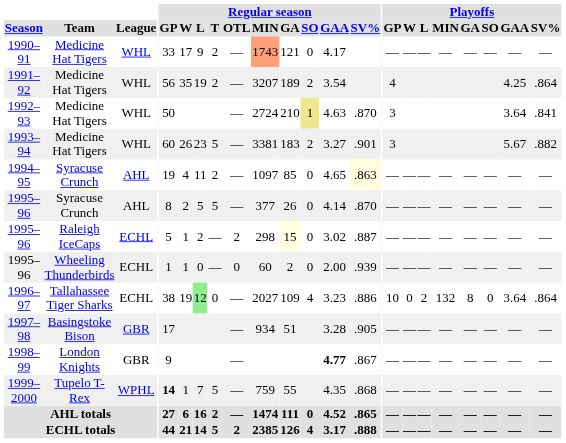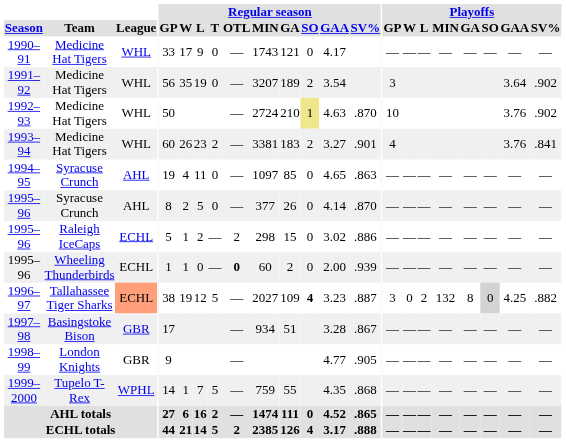(215, 51) 2 -> (215, 51) 0
(265, 51) lightsalmon background -> (265, 51) no background
(215, 82) 2 -> (215, 82) 0
(392, 82) 4 -> (392, 82) 3
(515, 82) 4.25 -> (515, 82) 3.64
(546, 82) .864 -> (546, 82) .902
(392, 113) 3 -> (392, 113) 10
(515, 113) 3.64 -> (515, 113) 3.76
(546, 113) .841 -> (546, 113) .902
(215, 144) 5 -> (215, 144) 2
(392, 144) 3 -> (392, 144) 4
(515, 144) 5.67 -> (515, 144) 3.76
(546, 144) .882 -> (546, 144) .841
(215, 175) 2 -> (215, 175) 0
(365, 175) lightyellow background -> (365, 175) no background
(215, 205) 5 -> (215, 205) 0
(290, 236) lightyellow background -> (290, 236) no background
(365, 236) .887 -> (365, 236) .886
(237, 267) normal -> (237, 267) bold
(136, 298) no background -> (136, 298) lightsalmon background
(200, 298) lightgreen background -> (200, 298) no background
(215, 298) 0 -> (215, 298) 5
(310, 298) normal -> (310, 298) bold
(365, 298) .886 -> (365, 298) .887
(392, 298) 10 -> (392, 298) 3
(490, 298) no background -> (490, 298) lightgrey background
(515, 298) 3.64 -> (515, 298) 4.25
(546, 298) .864 -> (546, 298) .882
(365, 328) .905 -> (365, 328) .867
(335, 359) bold -> (335, 359) normal
(365, 359) .867 -> (365, 359) .905
(169, 390) bold -> (169, 390) normal
